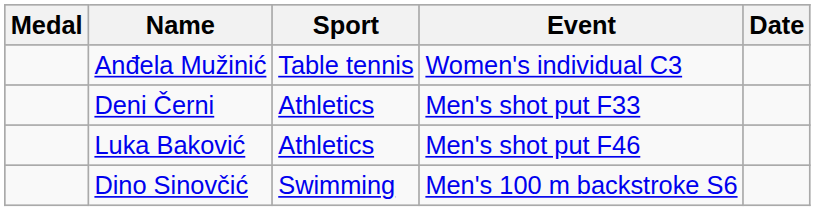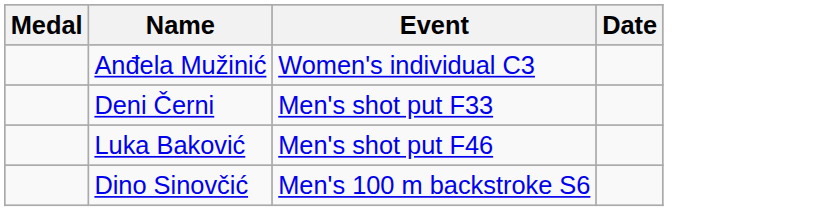- column: (346, 25)
